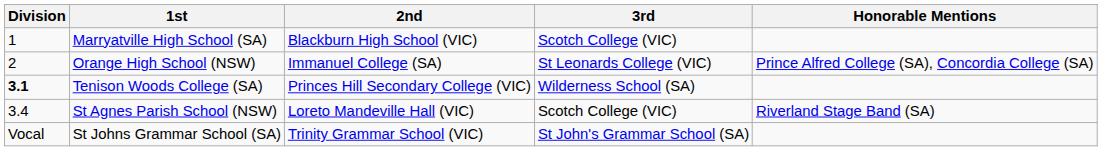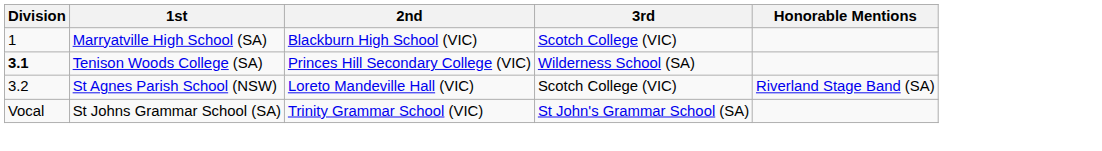- row: (164, 63)
(18, 110) 3.4 -> (18, 87) 3.2
